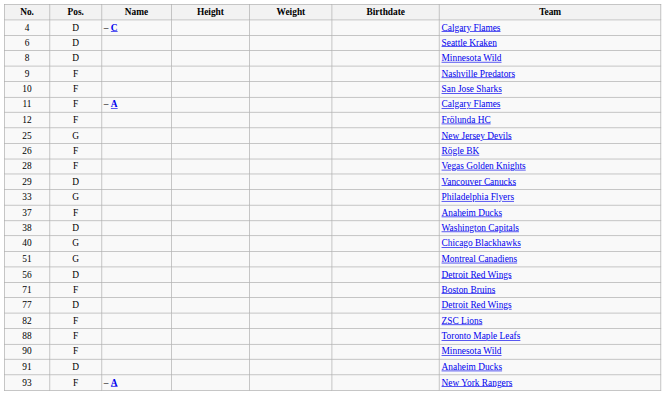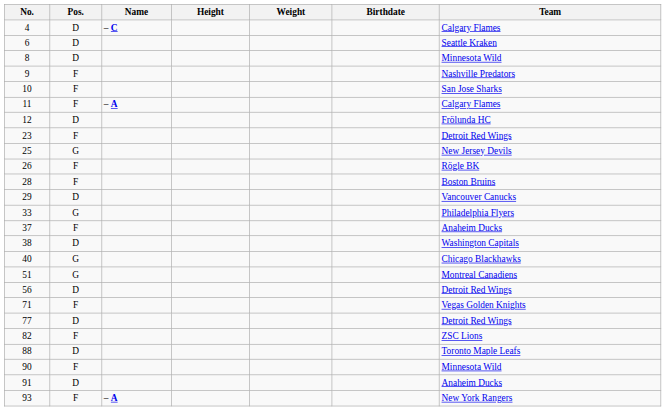(76, 120) F -> (76, 120) D
+ row: (27, 136)
(484, 166) Vegas Golden Knights -> (468, 182) Boston Bruins
(468, 290) Boston Bruins -> (484, 305) Vegas Golden Knights
(76, 336) F -> (76, 352) D
